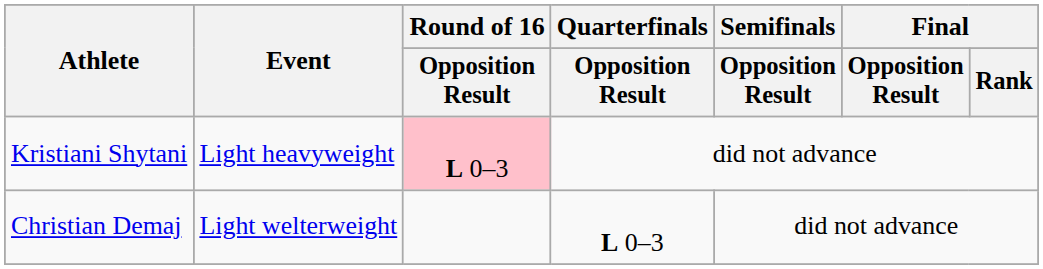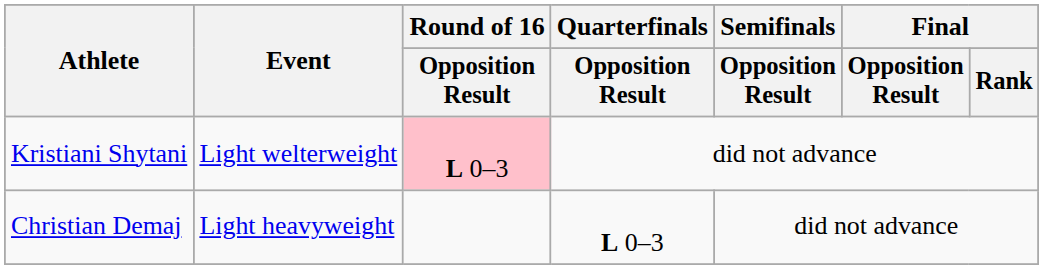(297, 153) Light heavyweight -> (298, 153) Light welterweight
(298, 226) Light welterweight -> (297, 226) Light heavyweight
